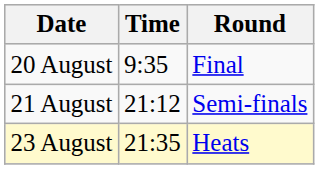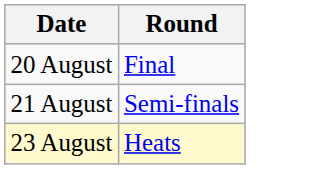- column: (152, 24)
